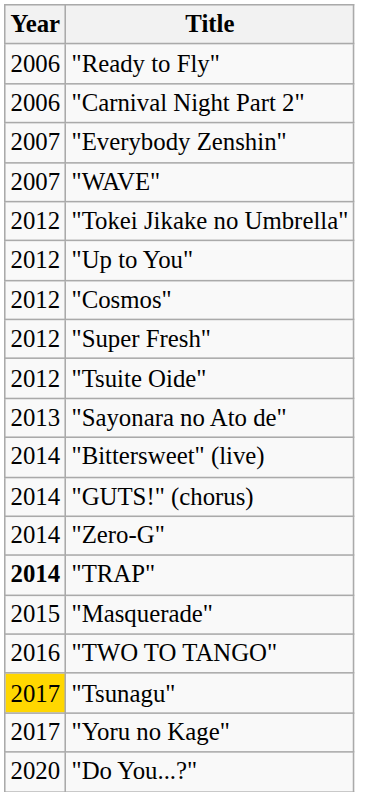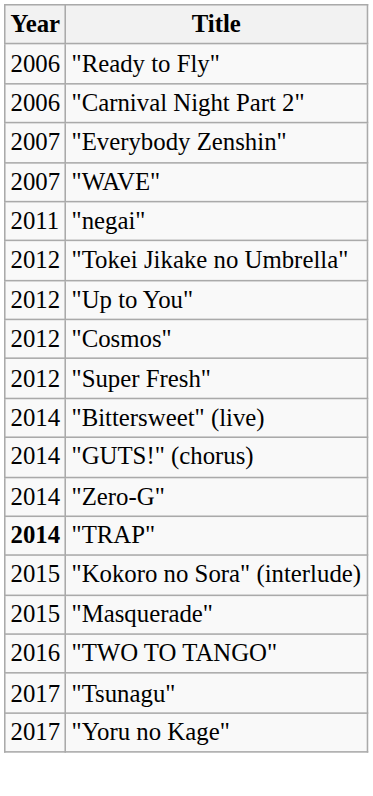+ row: (109, 220)
- row: (139, 378)
- row: (179, 417)
+ row: (216, 574)
(35, 692) gold background -> (35, 692) no background
- row: (134, 771)
